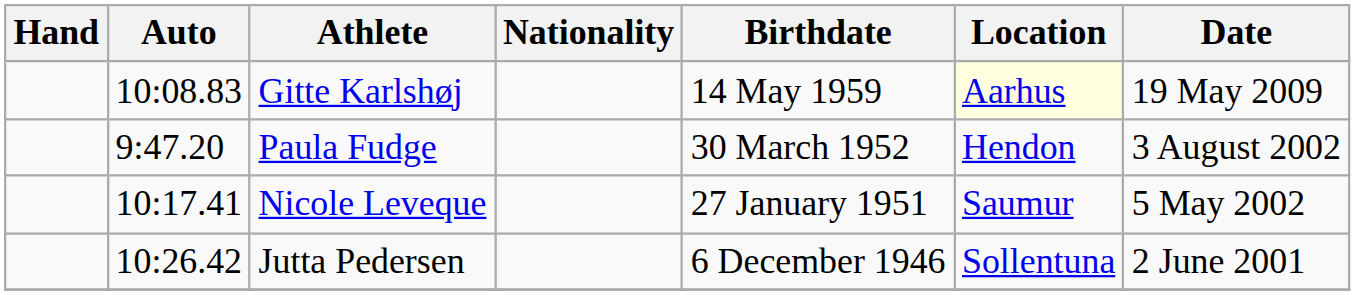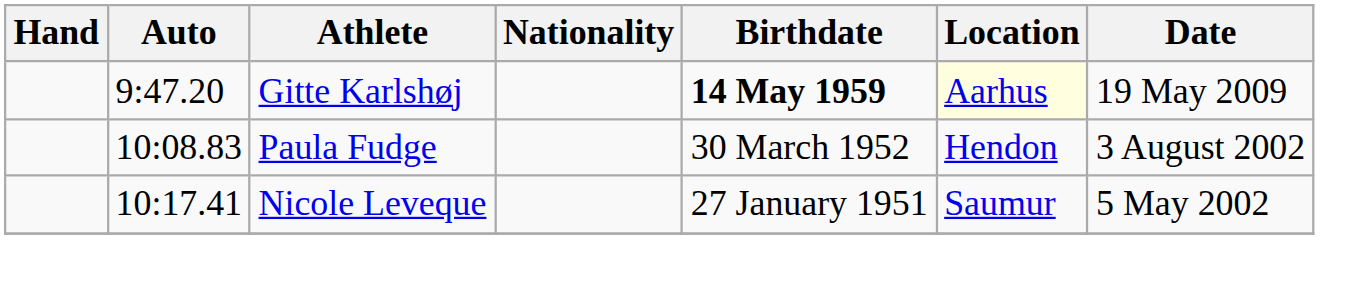(179, 89) 10:08.83 -> (170, 89) 9:47.20
(786, 89) normal -> (788, 89) bold
(170, 146) 9:47.20 -> (179, 146) 10:08.83
- row: (362, 260)
